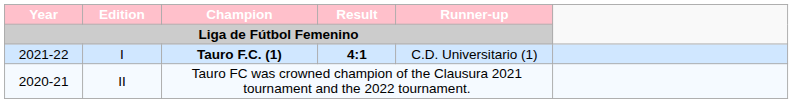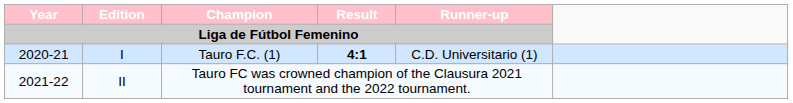(44, 54) 2021-22 -> (44, 54) 2020-21
(239, 54) bold -> (239, 54) normal
(44, 81) 2020-21 -> (44, 81) 2021-22
